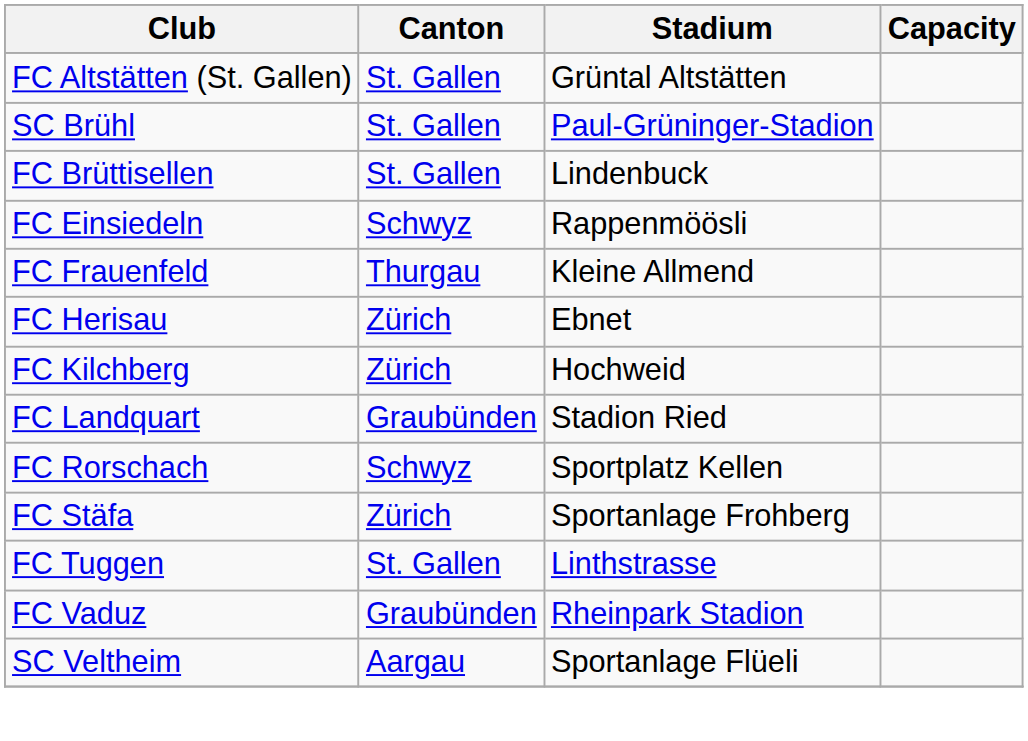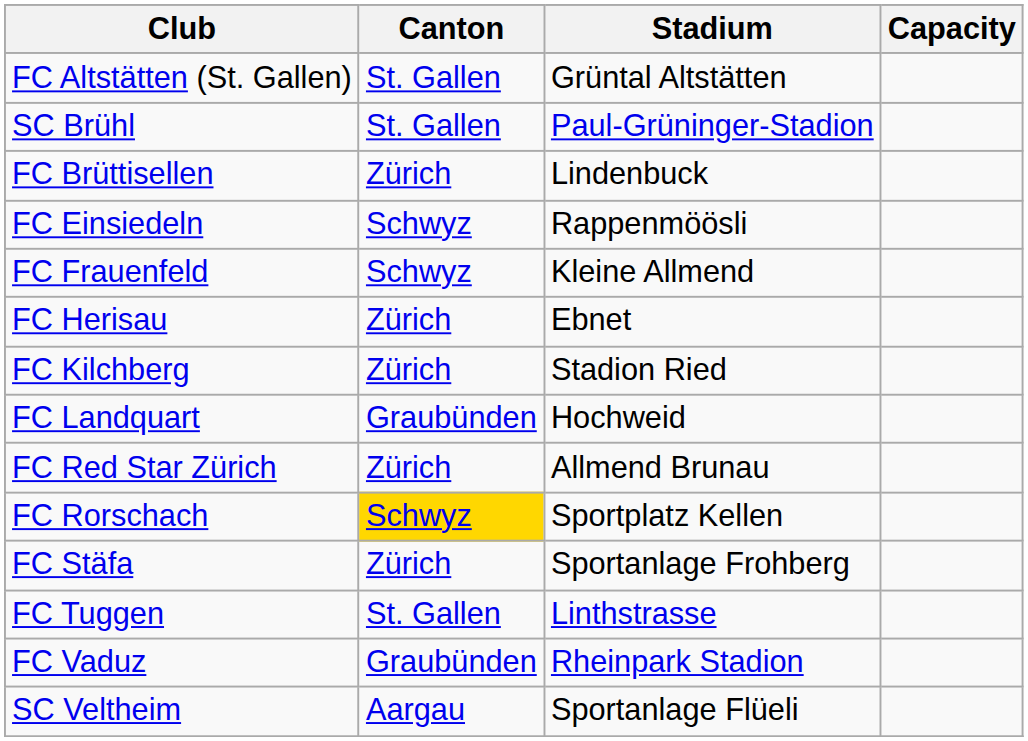(433, 175) St. Gallen -> (409, 175) Zürich
(423, 272) Thurgau -> (419, 272) Schwyz
(618, 369) Hochweid -> (639, 369) Stadion Ried
(639, 418) Stadion Ried -> (618, 418) Hochweid
+ row: (144, 467)
(419, 467) no background -> (419, 516) gold background
